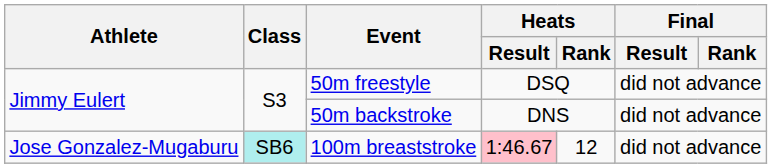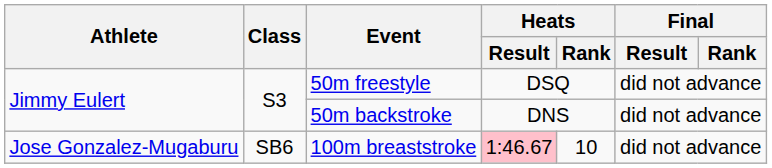(275, 147) paleturquoise background -> (275, 147) no background
(586, 147) 12 -> (586, 147) 10
